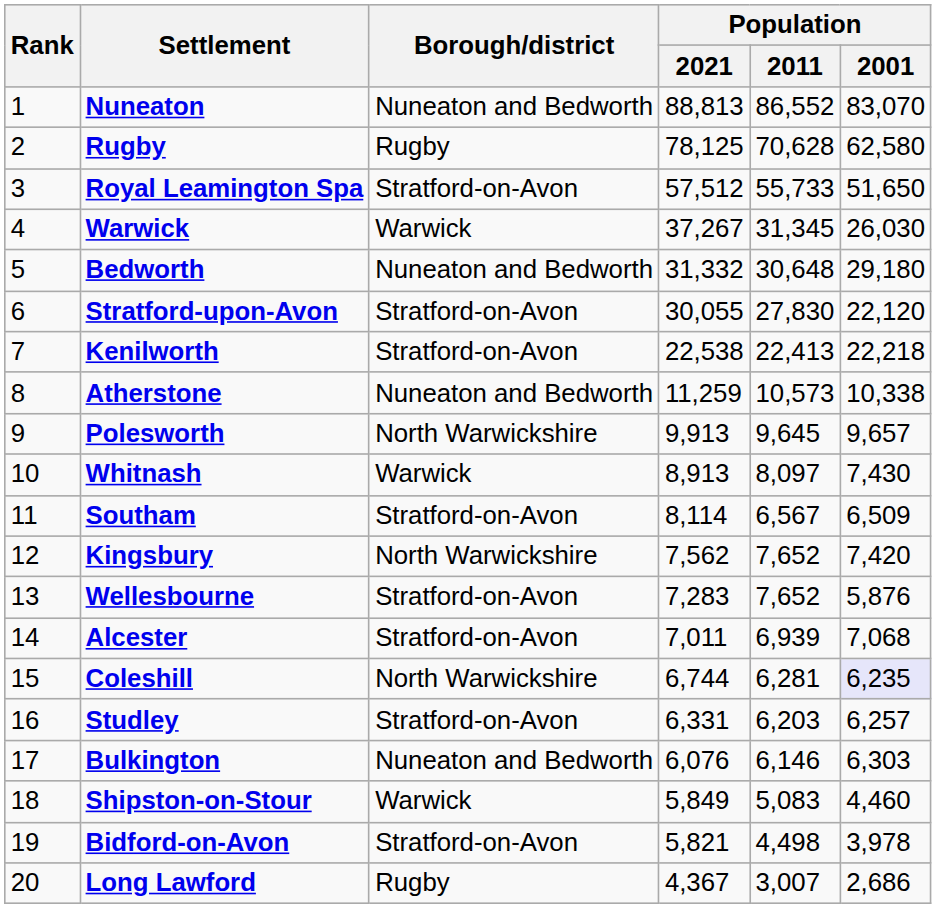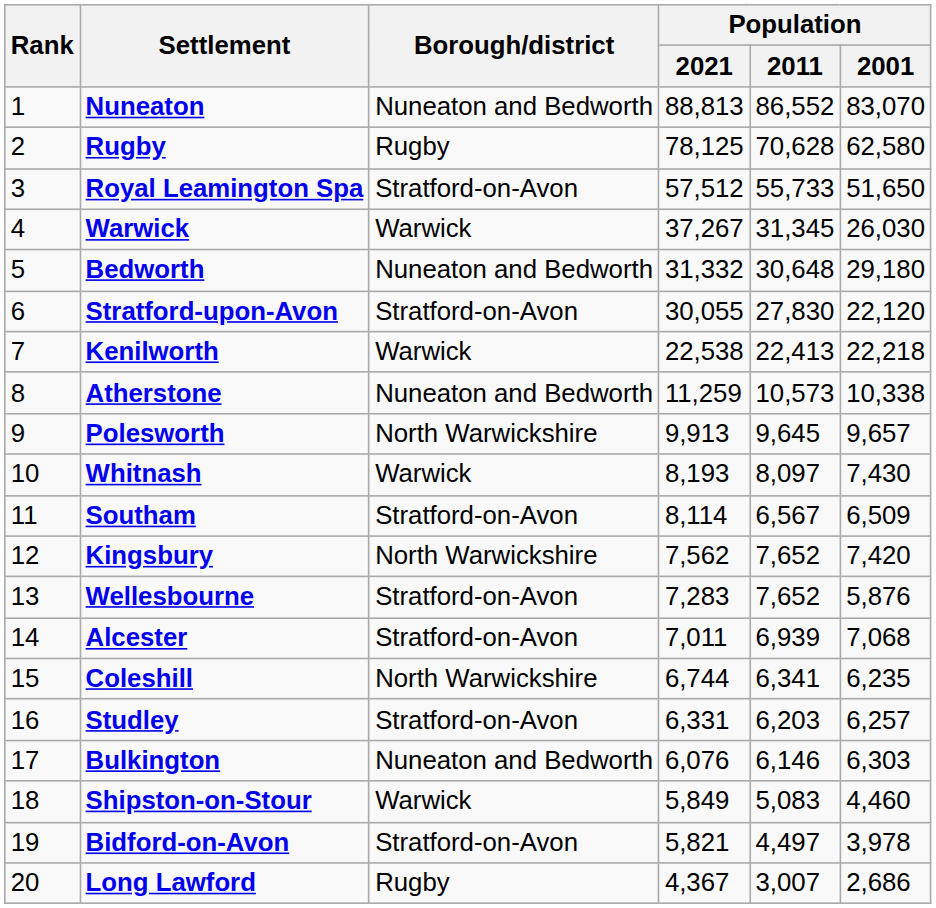(477, 351) Stratford-on-Avon -> (423, 351) Warwick
(697, 474) 8,913 -> (697, 474) 8,193
(788, 678) 6,281 -> (788, 678) 6,341
(878, 678) lavender background -> (878, 678) no background
(788, 842) 4,498 -> (788, 842) 4,497
